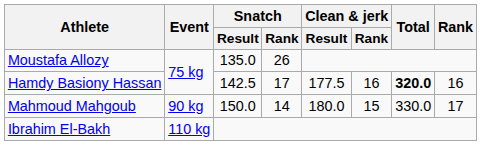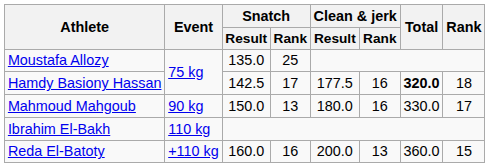(282, 60) 26 -> (290, 60) 25
(455, 83) 16 -> (464, 83) 18
(282, 106) 14 -> (290, 106) 13
(371, 106) 15 -> (380, 106) 16
+ row: (56, 151)
